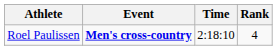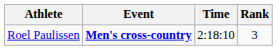(255, 35) 4 -> (255, 35) 3
